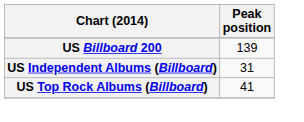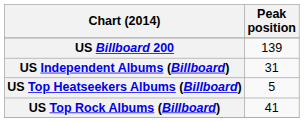+ row: (124, 87)
